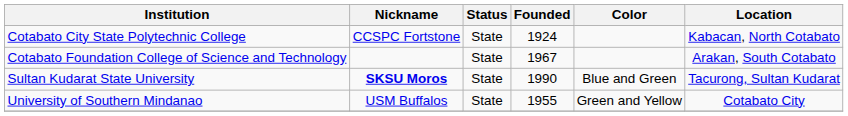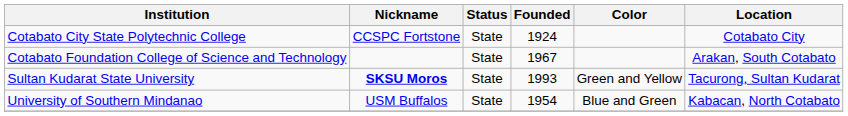(764, 36) Kabacan, North Cotabato -> (764, 36) Cotabato City
(542, 79) 1990 -> (542, 79) 1993
(629, 79) Blue and Green -> (629, 79) Green and Yellow
(542, 100) 1955 -> (542, 100) 1954
(629, 100) Green and Yellow -> (629, 100) Blue and Green
(764, 100) Cotabato City -> (764, 100) Kabacan, North Cotabato
